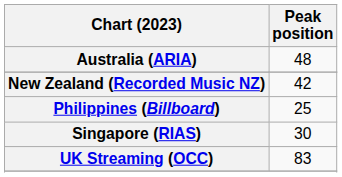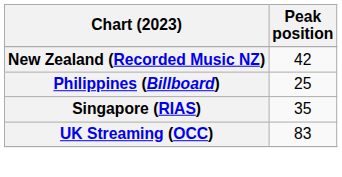- row: (137, 59)
(303, 134) 30 -> (303, 109) 35
